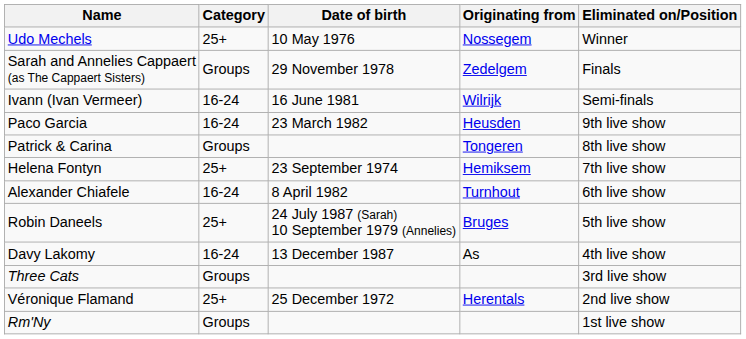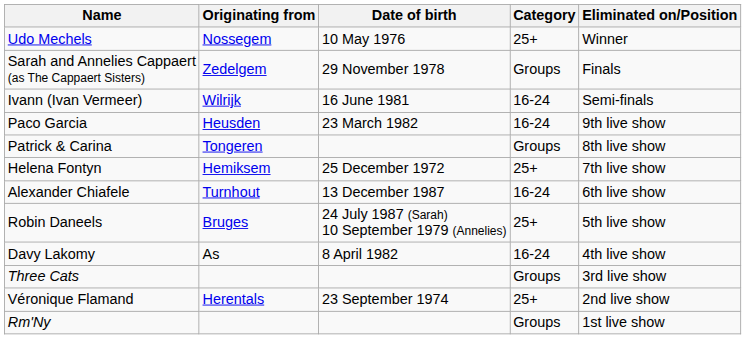columns swapped: (234, 15) <-> (519, 15)
(335, 169) 23 September 1974 -> (383, 169) 25 December 1972
(310, 191) 8 April 1982 -> (383, 191) 13 December 1987
(333, 253) 13 December 1987 -> (360, 253) 8 April 1982
(333, 299) 25 December 1972 -> (385, 299) 23 September 1974
